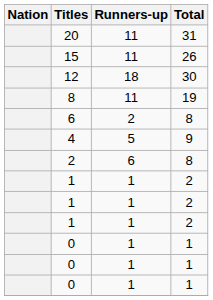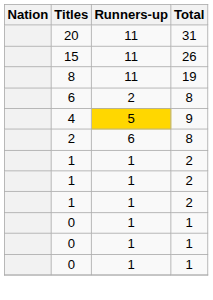- row: (71, 77)
(131, 139) no background -> (131, 118) gold background
